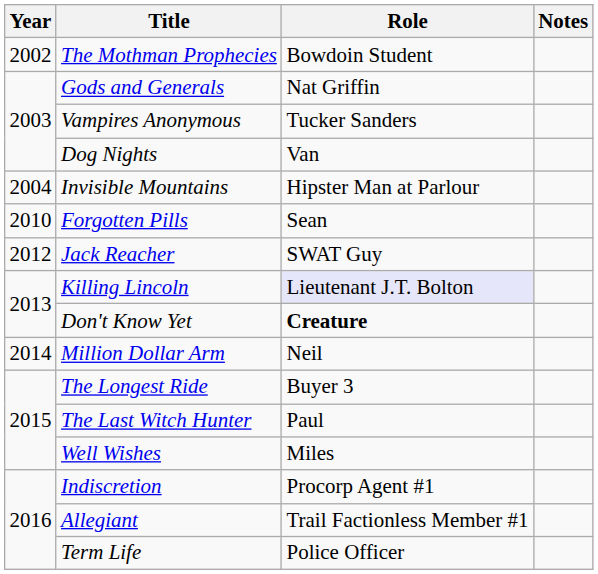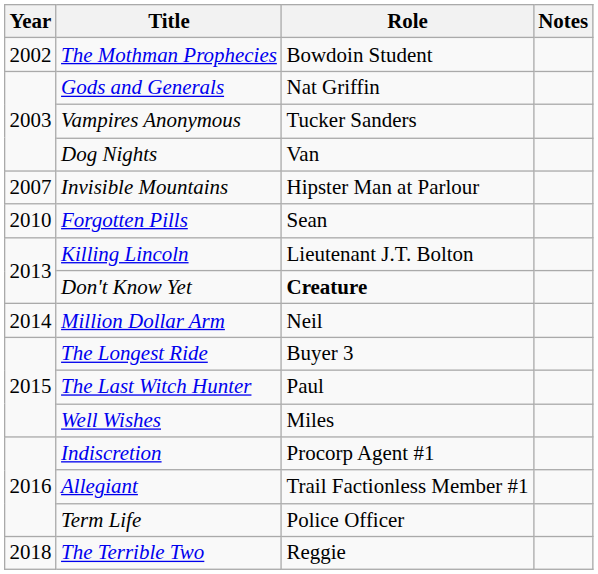(30, 187) 2004 -> (30, 187) 2007
- row: (118, 253)
(380, 287) lavender background -> (380, 253) no background
+ row: (133, 552)
